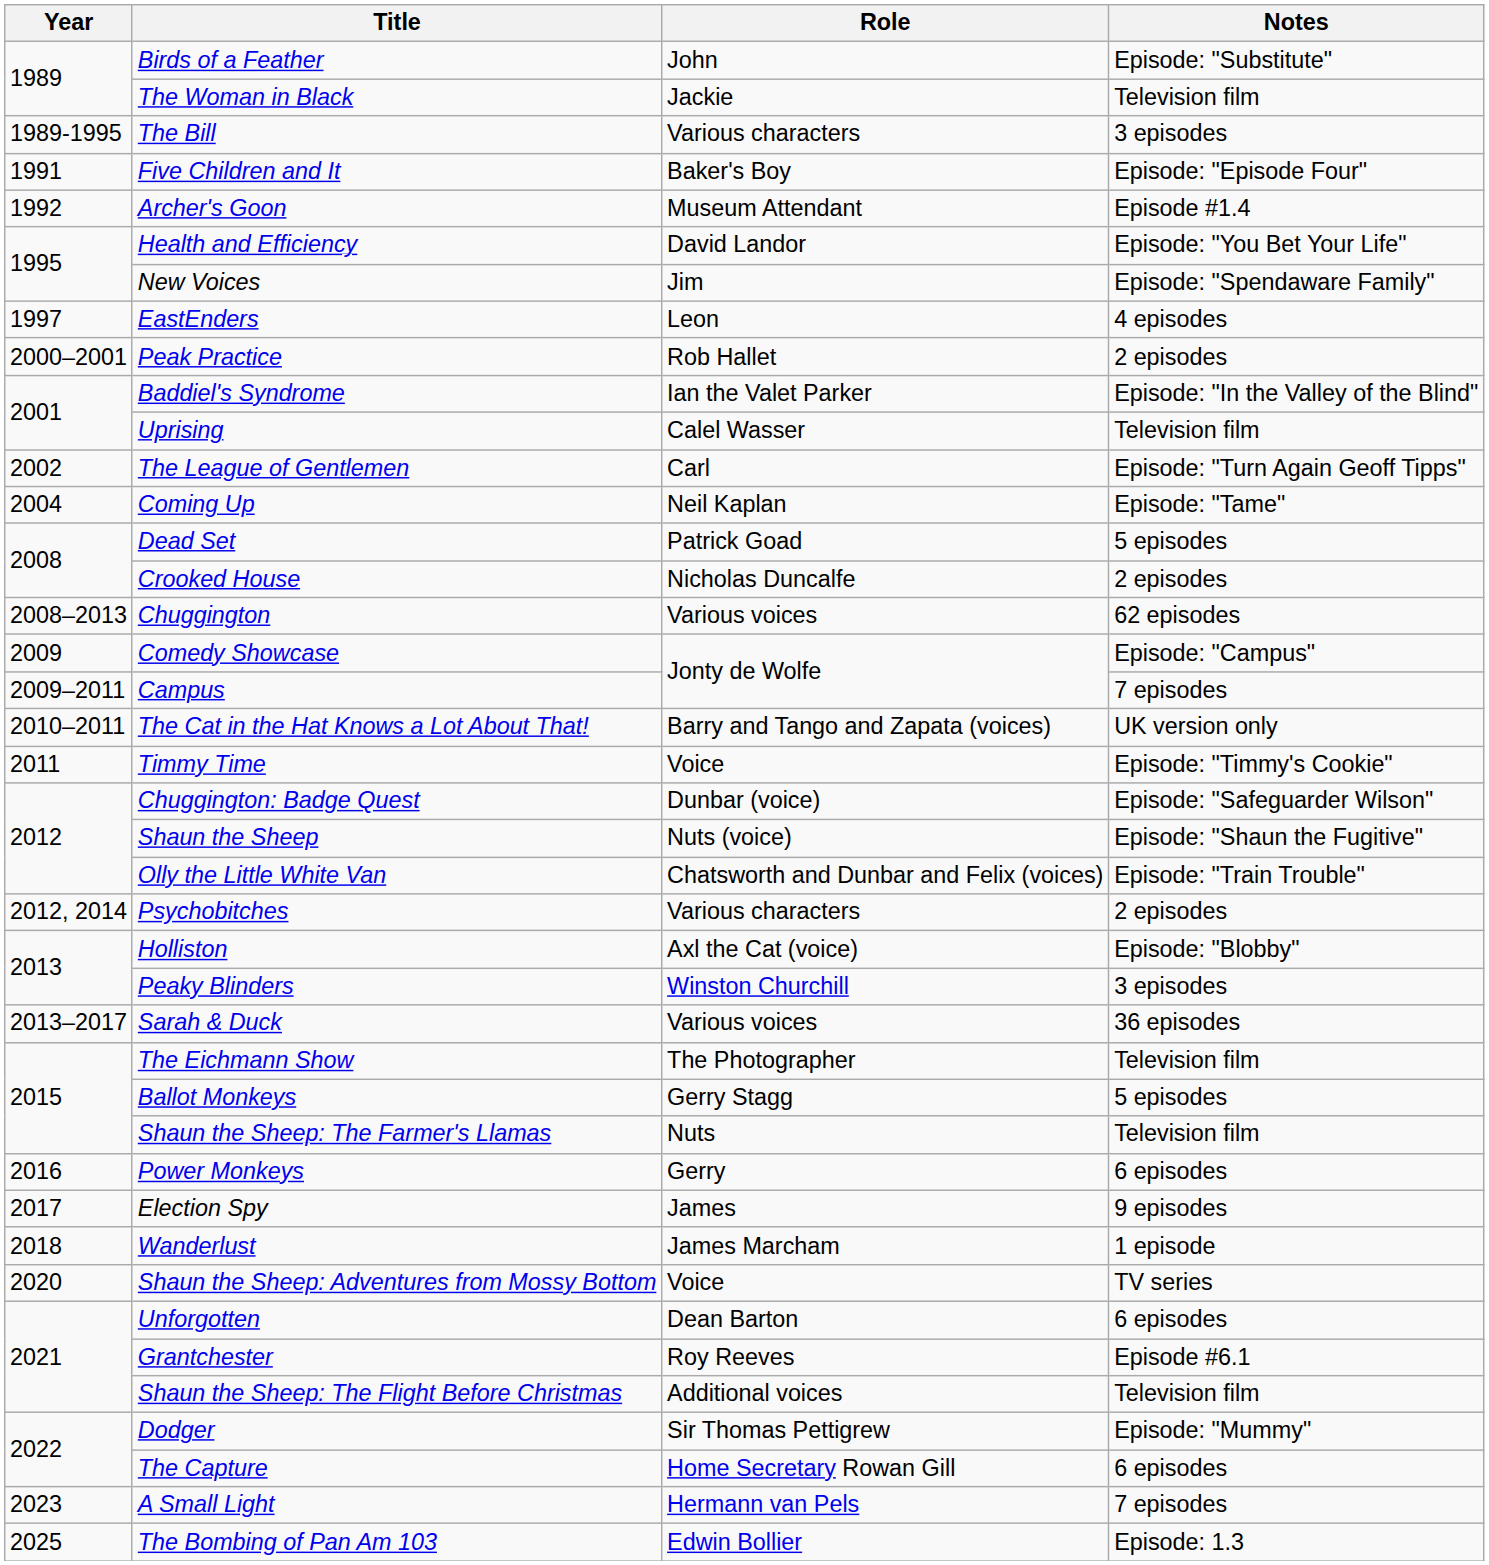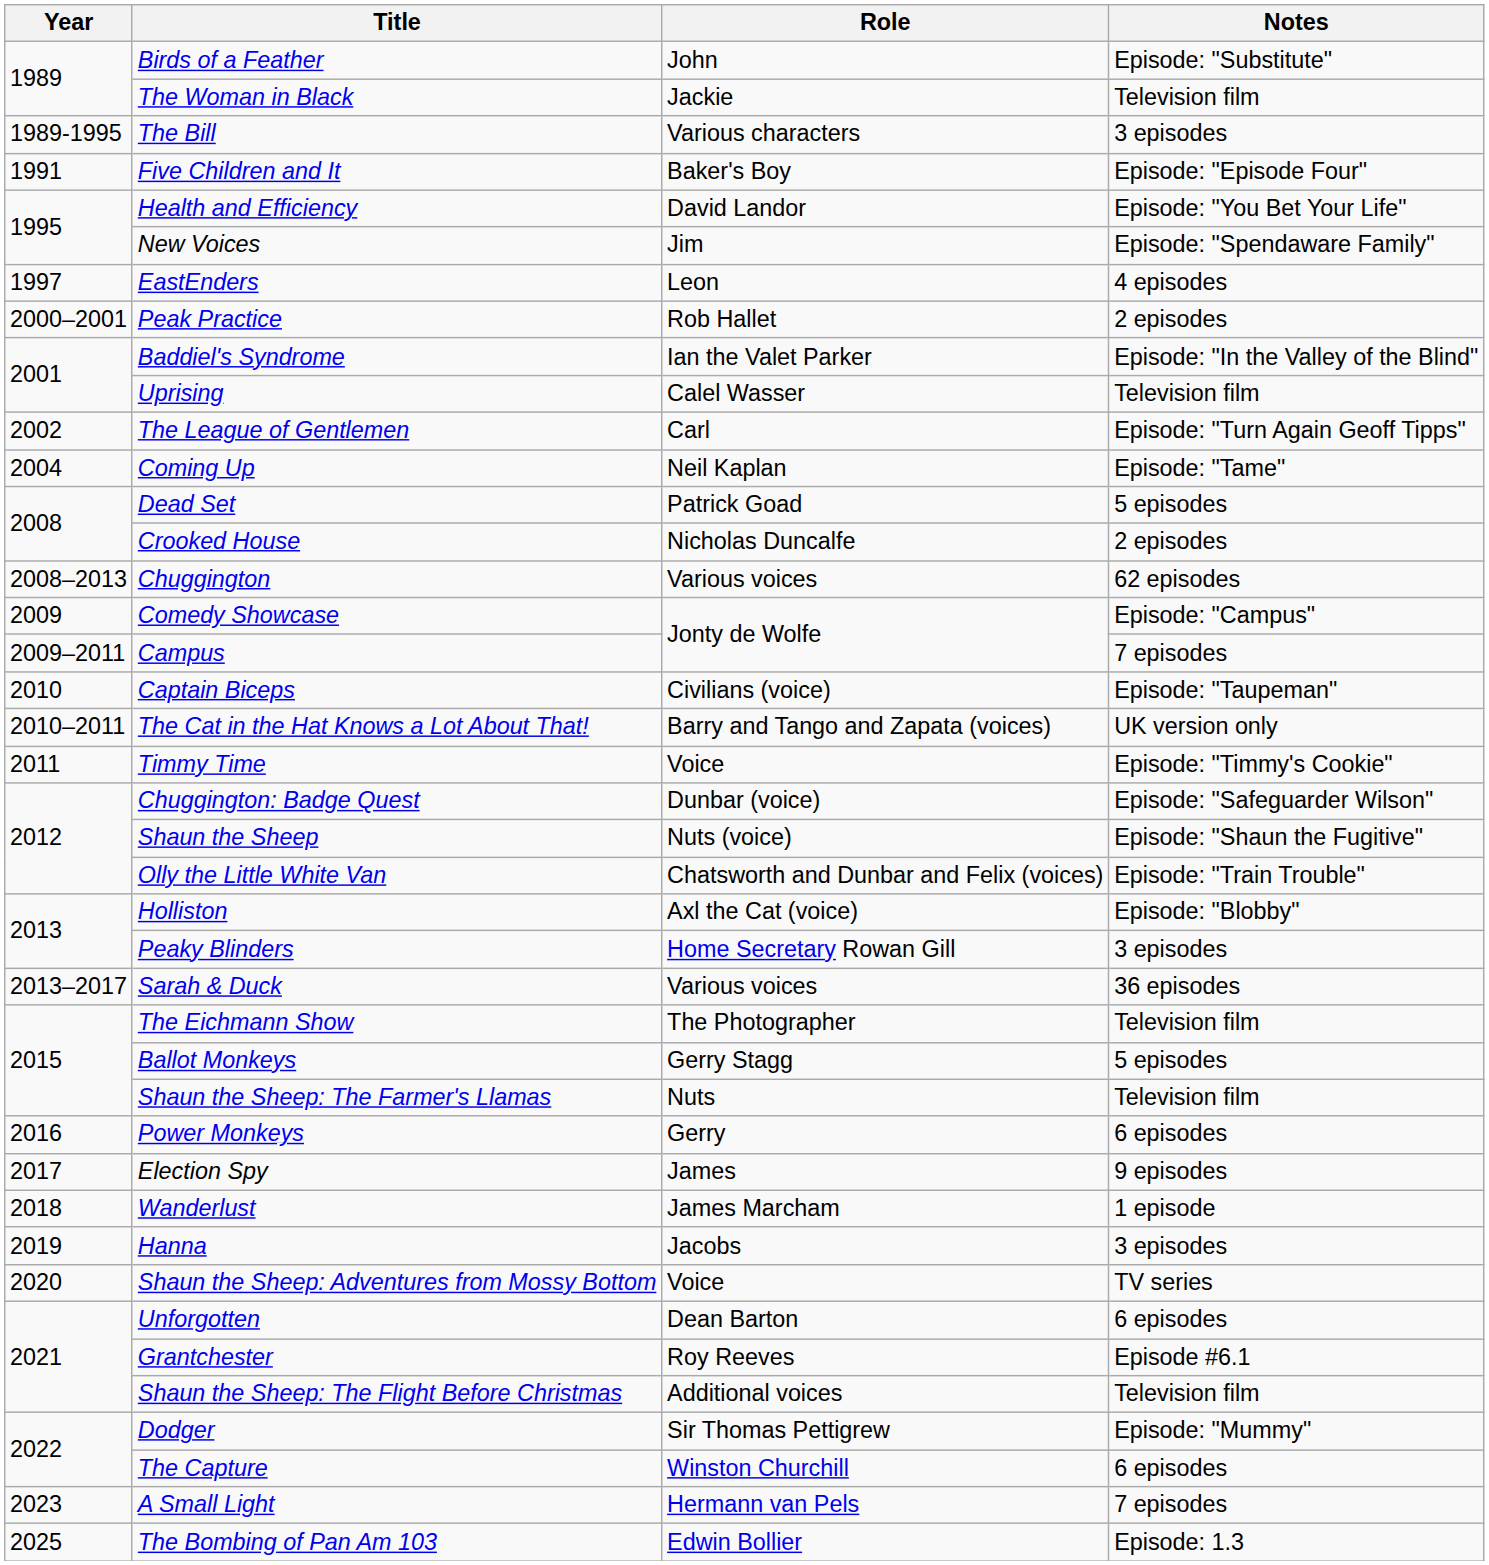- row: (212, 208)
+ row: (216, 689)
- row: (213, 912)
(758, 986) Winston Churchill -> (811, 949) Home Secretary Rowan Gill
+ row: (172, 1245)
(811, 1467) Home Secretary Rowan Gill -> (758, 1467) Winston Churchill
